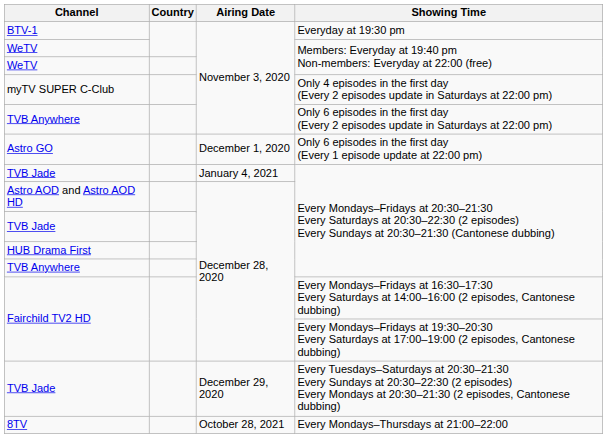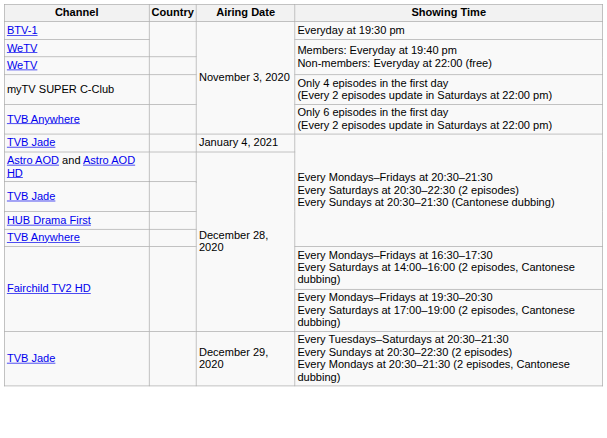- row: (30, 149)
- row: (17, 424)
